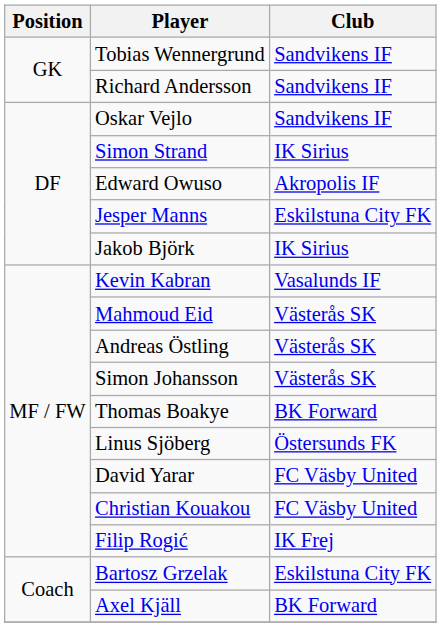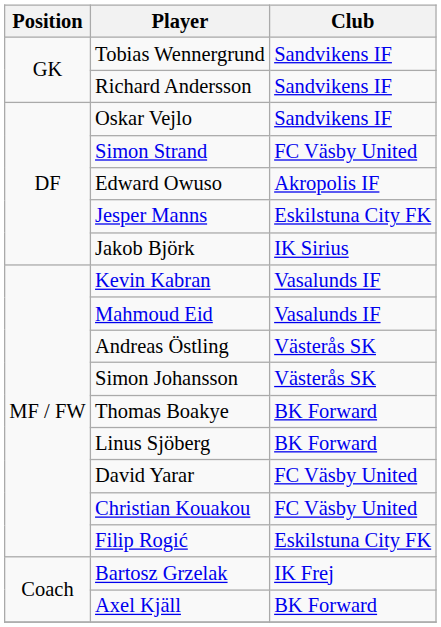(311, 151) IK Sirius -> (346, 151) FC Väsby United
(325, 313) Västerås SK -> (327, 313) Vasalunds IF
(335, 443) Östersunds FK -> (326, 443) BK Forward
(304, 540) IK Frej -> (353, 540) Eskilstuna City FK
(353, 573) Eskilstuna City FK -> (304, 573) IK Frej
